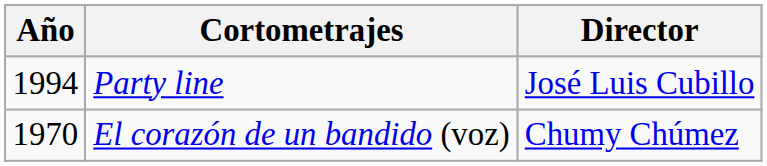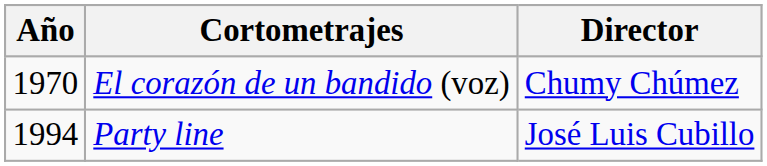rows swapped: (158, 82) <-> (301, 134)
